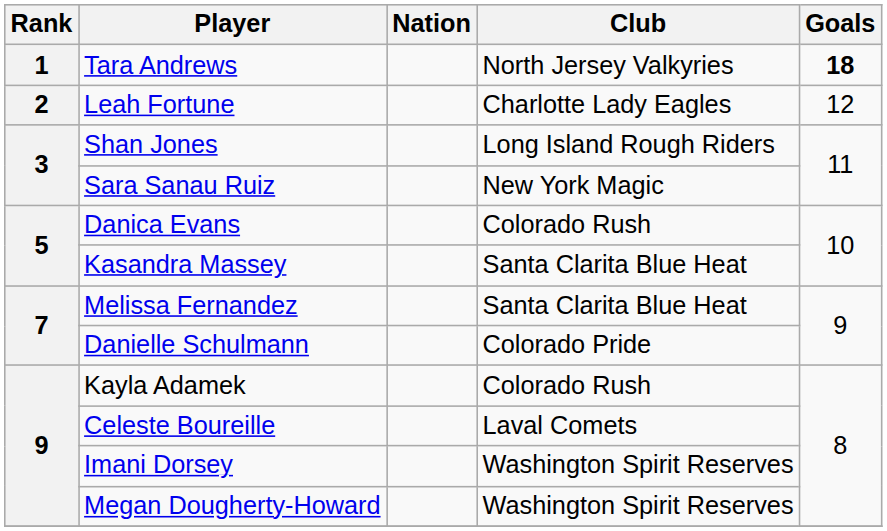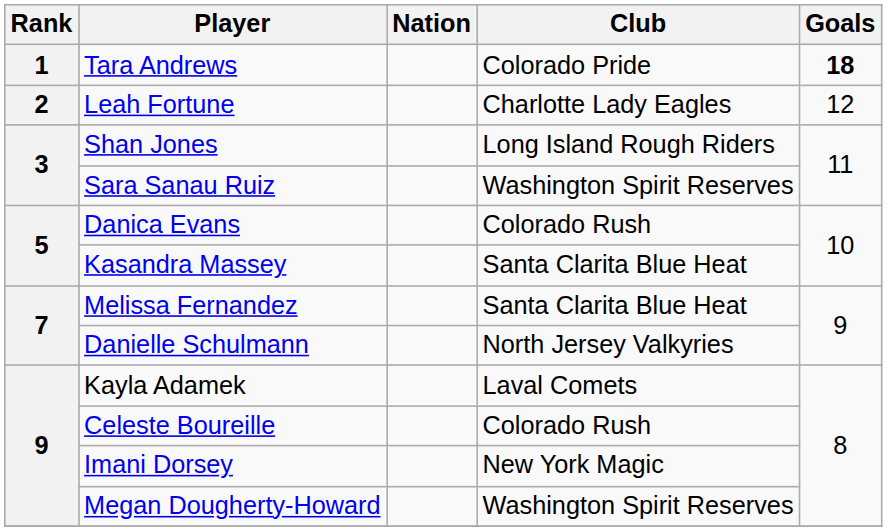(608, 64) North Jersey Valkyries -> (567, 64) Colorado Pride
(573, 184) New York Magic -> (638, 184) Washington Spirit Reserves
(567, 345) Colorado Pride -> (608, 345) North Jersey Valkyries
(567, 385) Colorado Rush -> (560, 385) Laval Comets
(560, 425) Laval Comets -> (567, 425) Colorado Rush
(638, 465) Washington Spirit Reserves -> (573, 465) New York Magic
